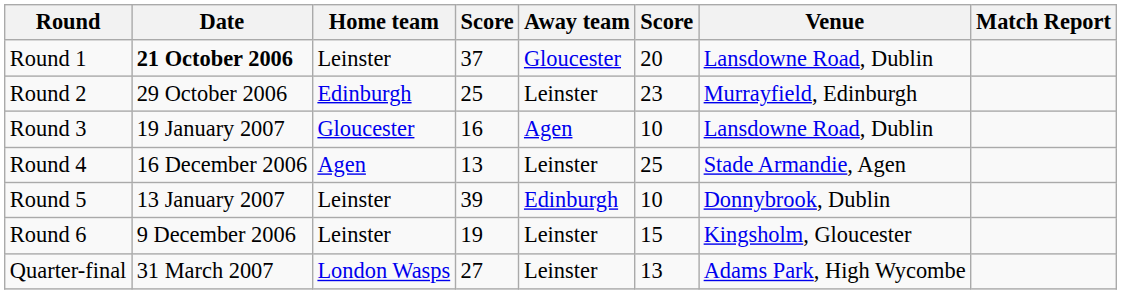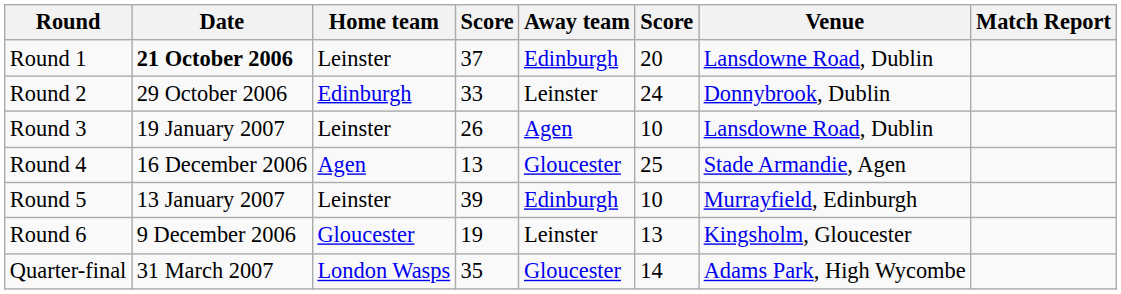(572, 57) Gloucester -> (571, 57) Edinburgh
(472, 93) 25 -> (472, 93) 33
(651, 93) 23 -> (651, 93) 24
(810, 93) Murrayfield, Edinburgh -> (797, 93) Donnybrook, Dublin
(366, 128) Gloucester -> (354, 128) Leinster
(472, 128) 16 -> (472, 128) 26
(561, 164) Leinster -> (572, 164) Gloucester
(797, 199) Donnybrook, Dublin -> (810, 199) Murrayfield, Edinburgh
(354, 235) Leinster -> (366, 235) Gloucester
(651, 235) 15 -> (651, 235) 13
(472, 270) 27 -> (472, 270) 35
(561, 270) Leinster -> (572, 270) Gloucester
(651, 270) 13 -> (651, 270) 14
